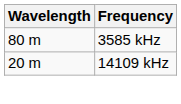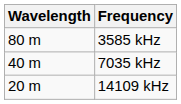+ row: (129, 63)
